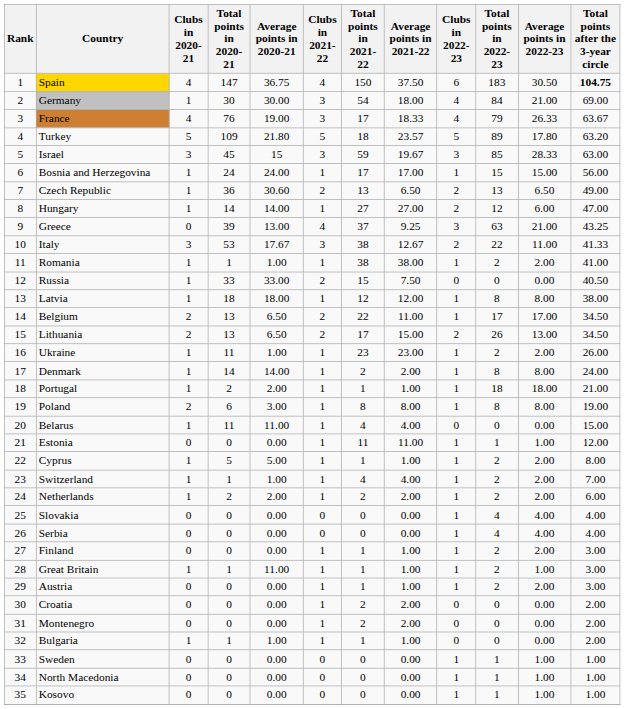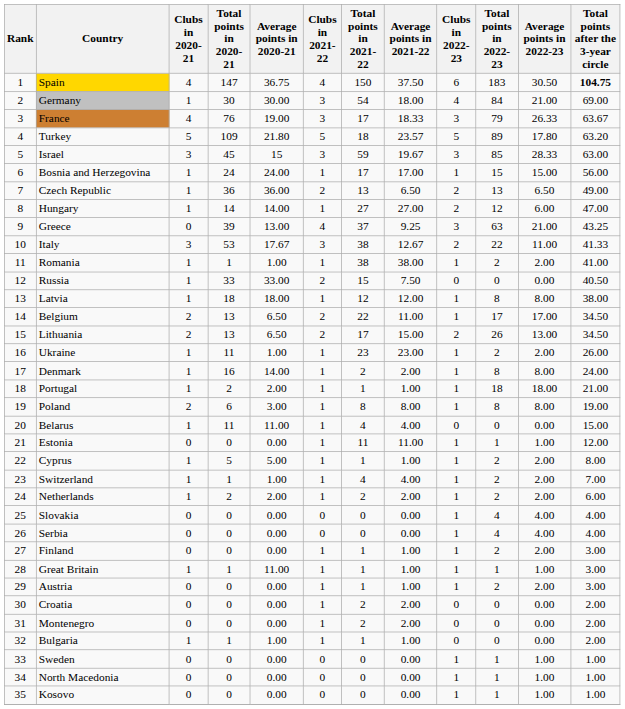(456, 118) 4 -> (456, 118) 3
(277, 190) 30.60 -> (277, 190) 36.00
(229, 370) 14 -> (229, 370) 16
(497, 569) 2 -> (497, 569) 1
